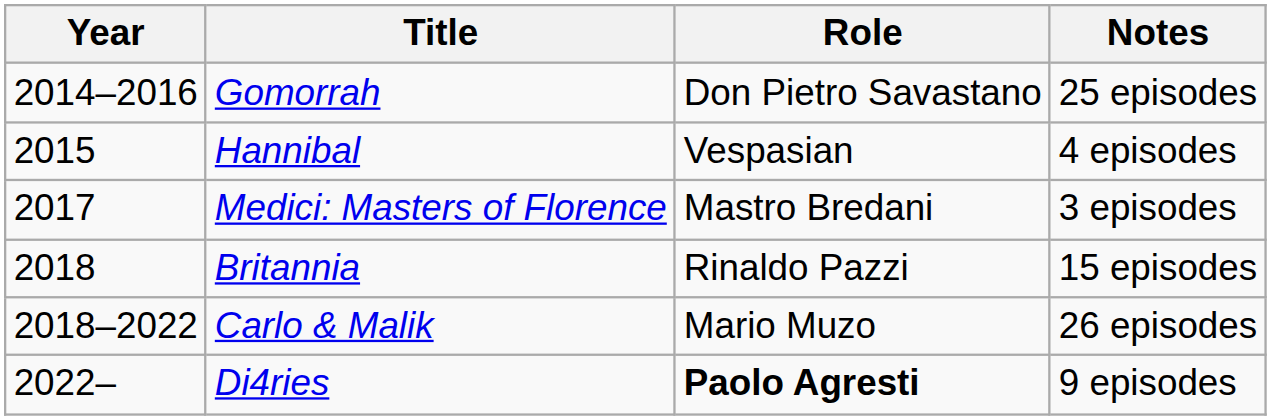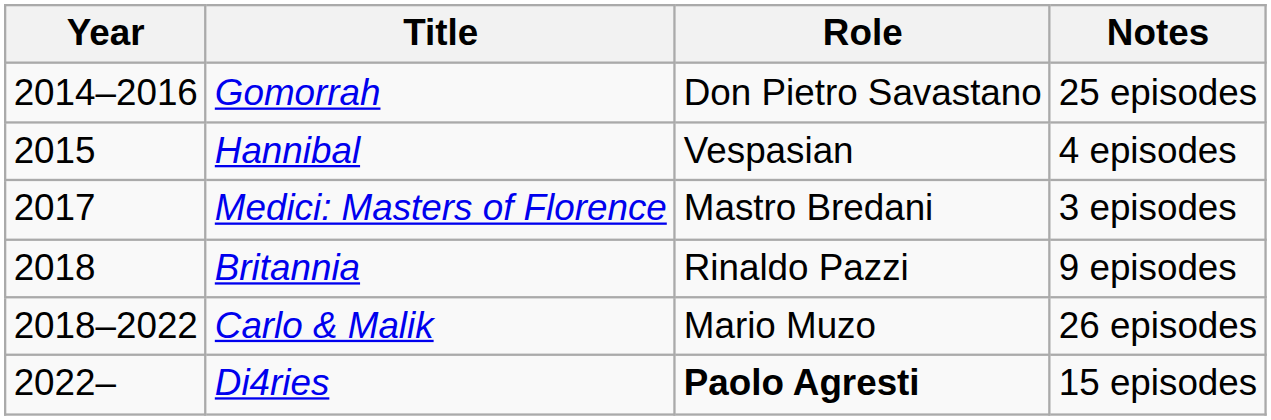(1158, 267) 15 episodes -> (1148, 267) 9 episodes
(1148, 383) 9 episodes -> (1158, 383) 15 episodes
